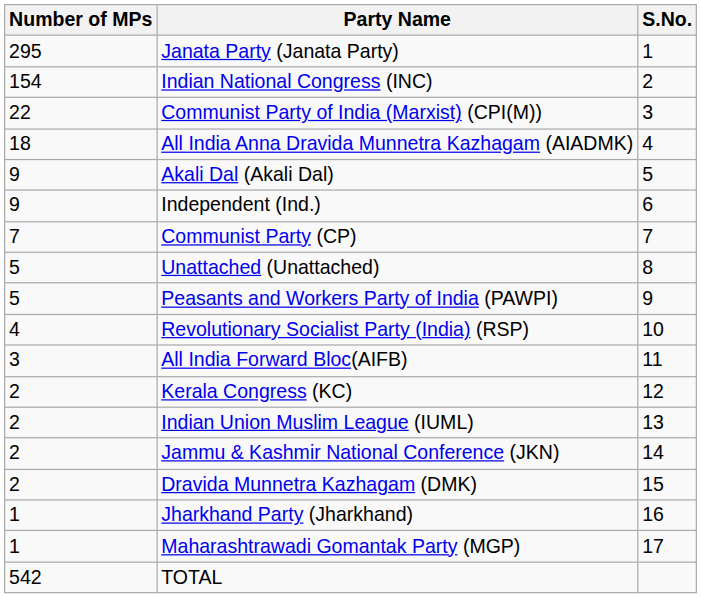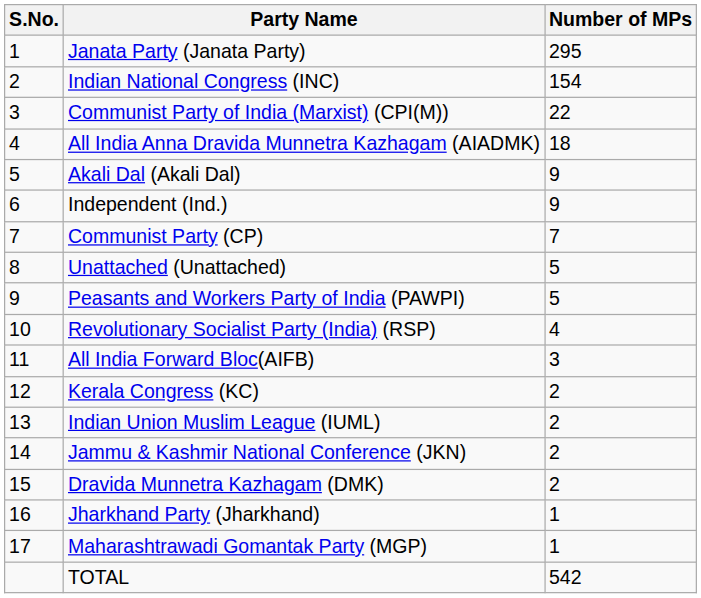columns swapped: (667, 19) <-> (81, 19)
